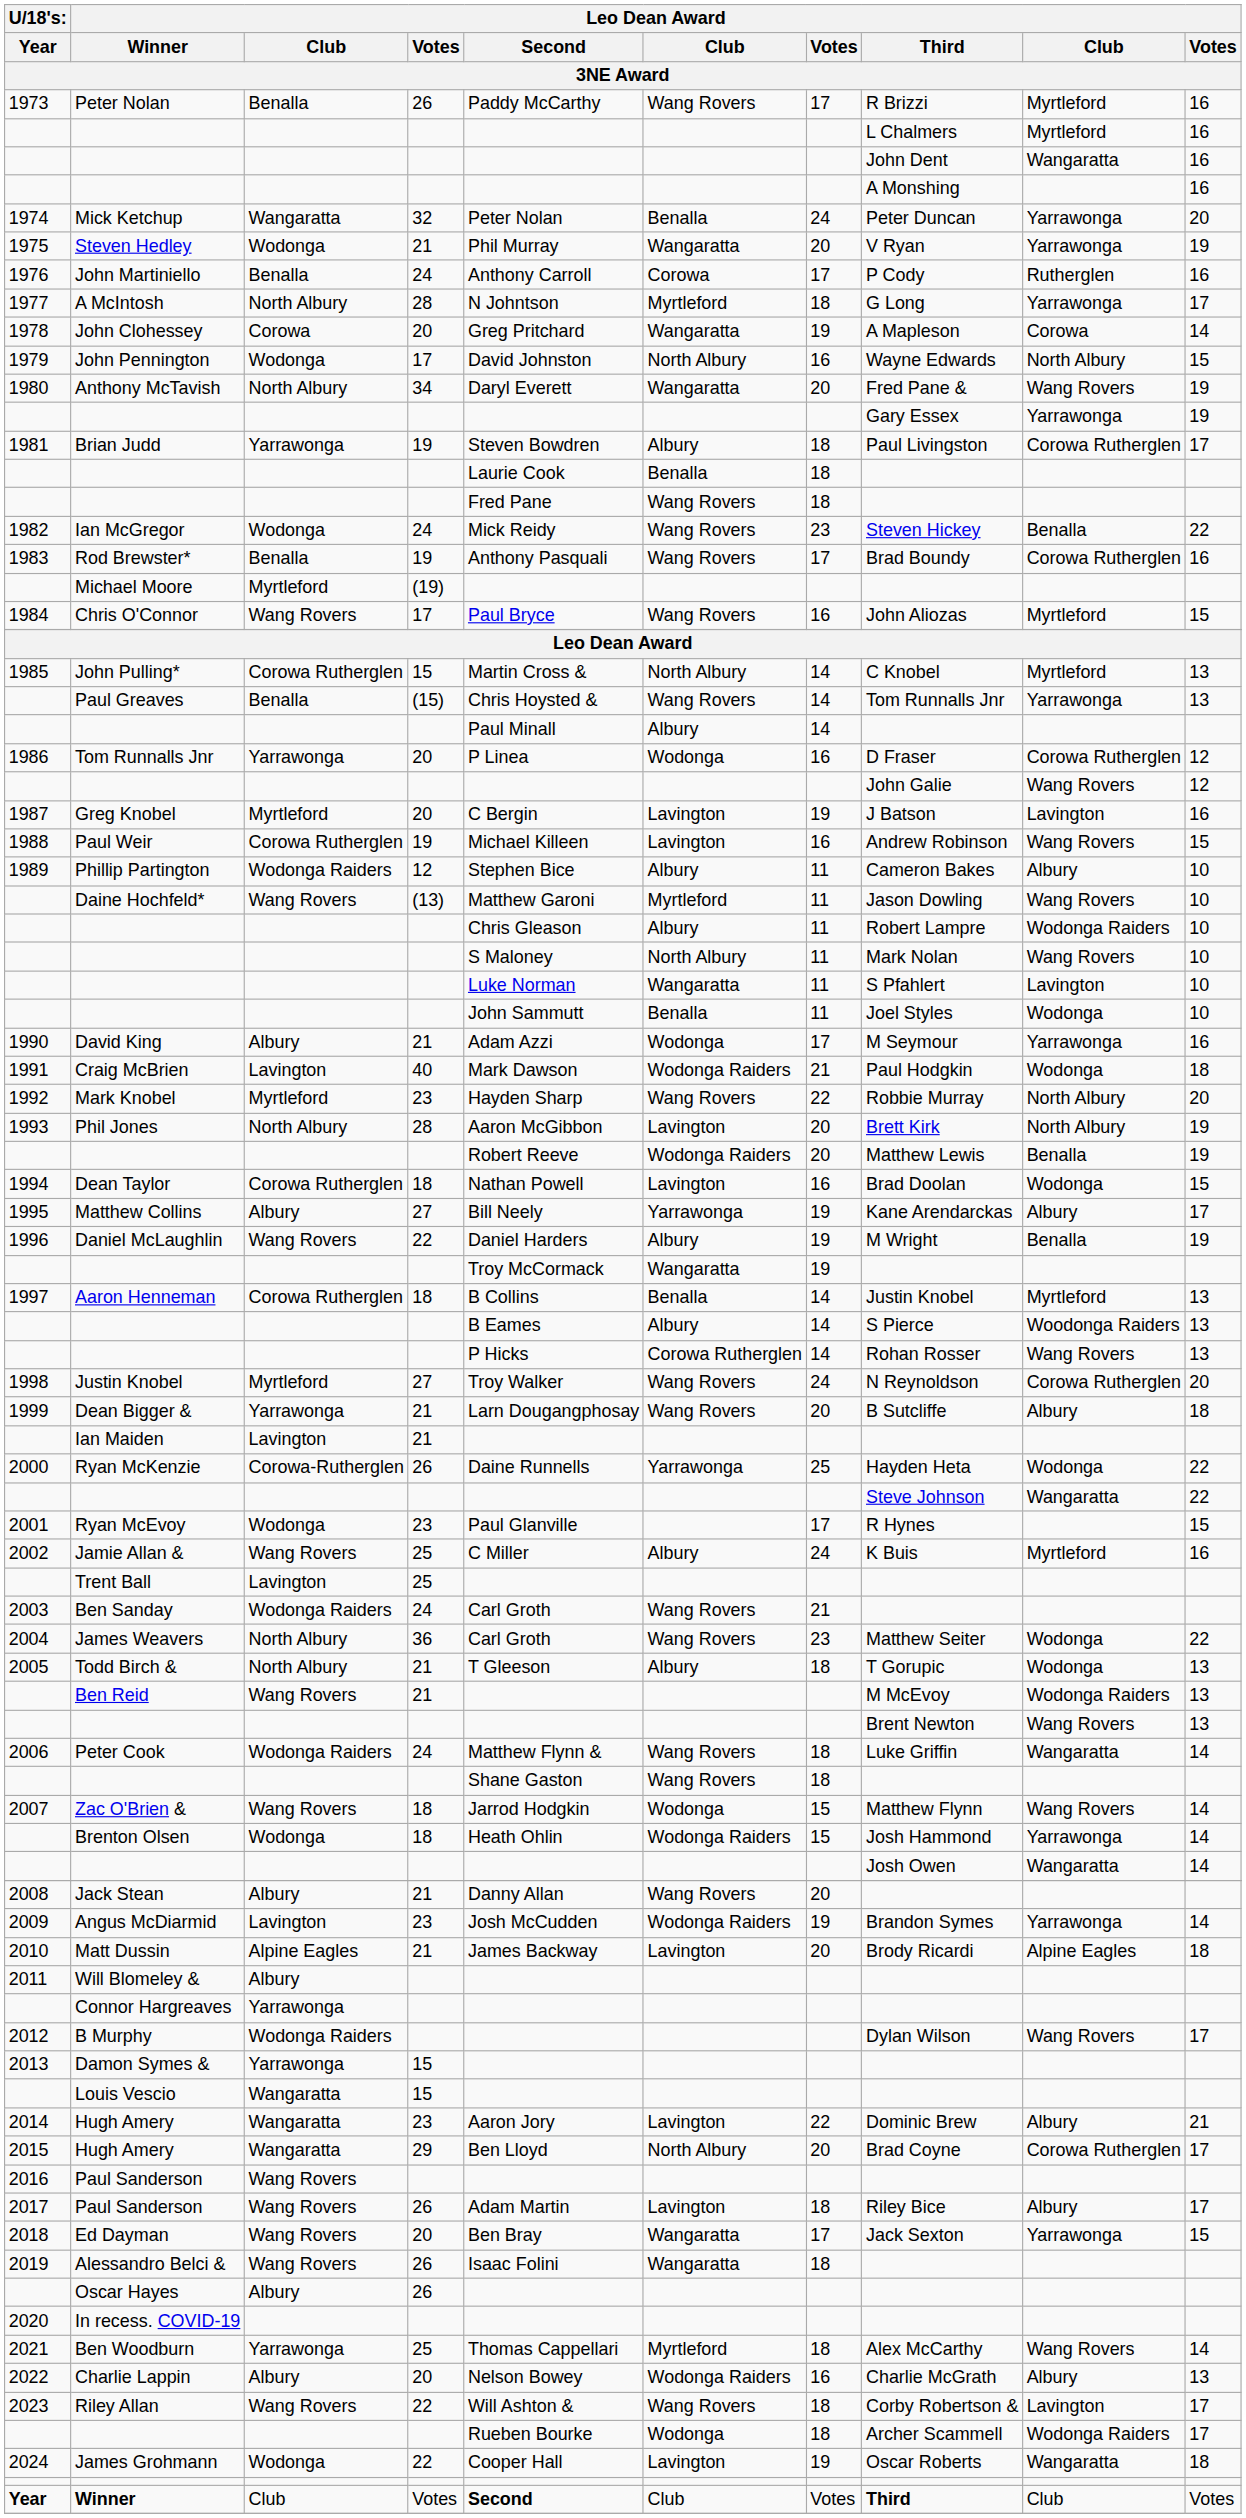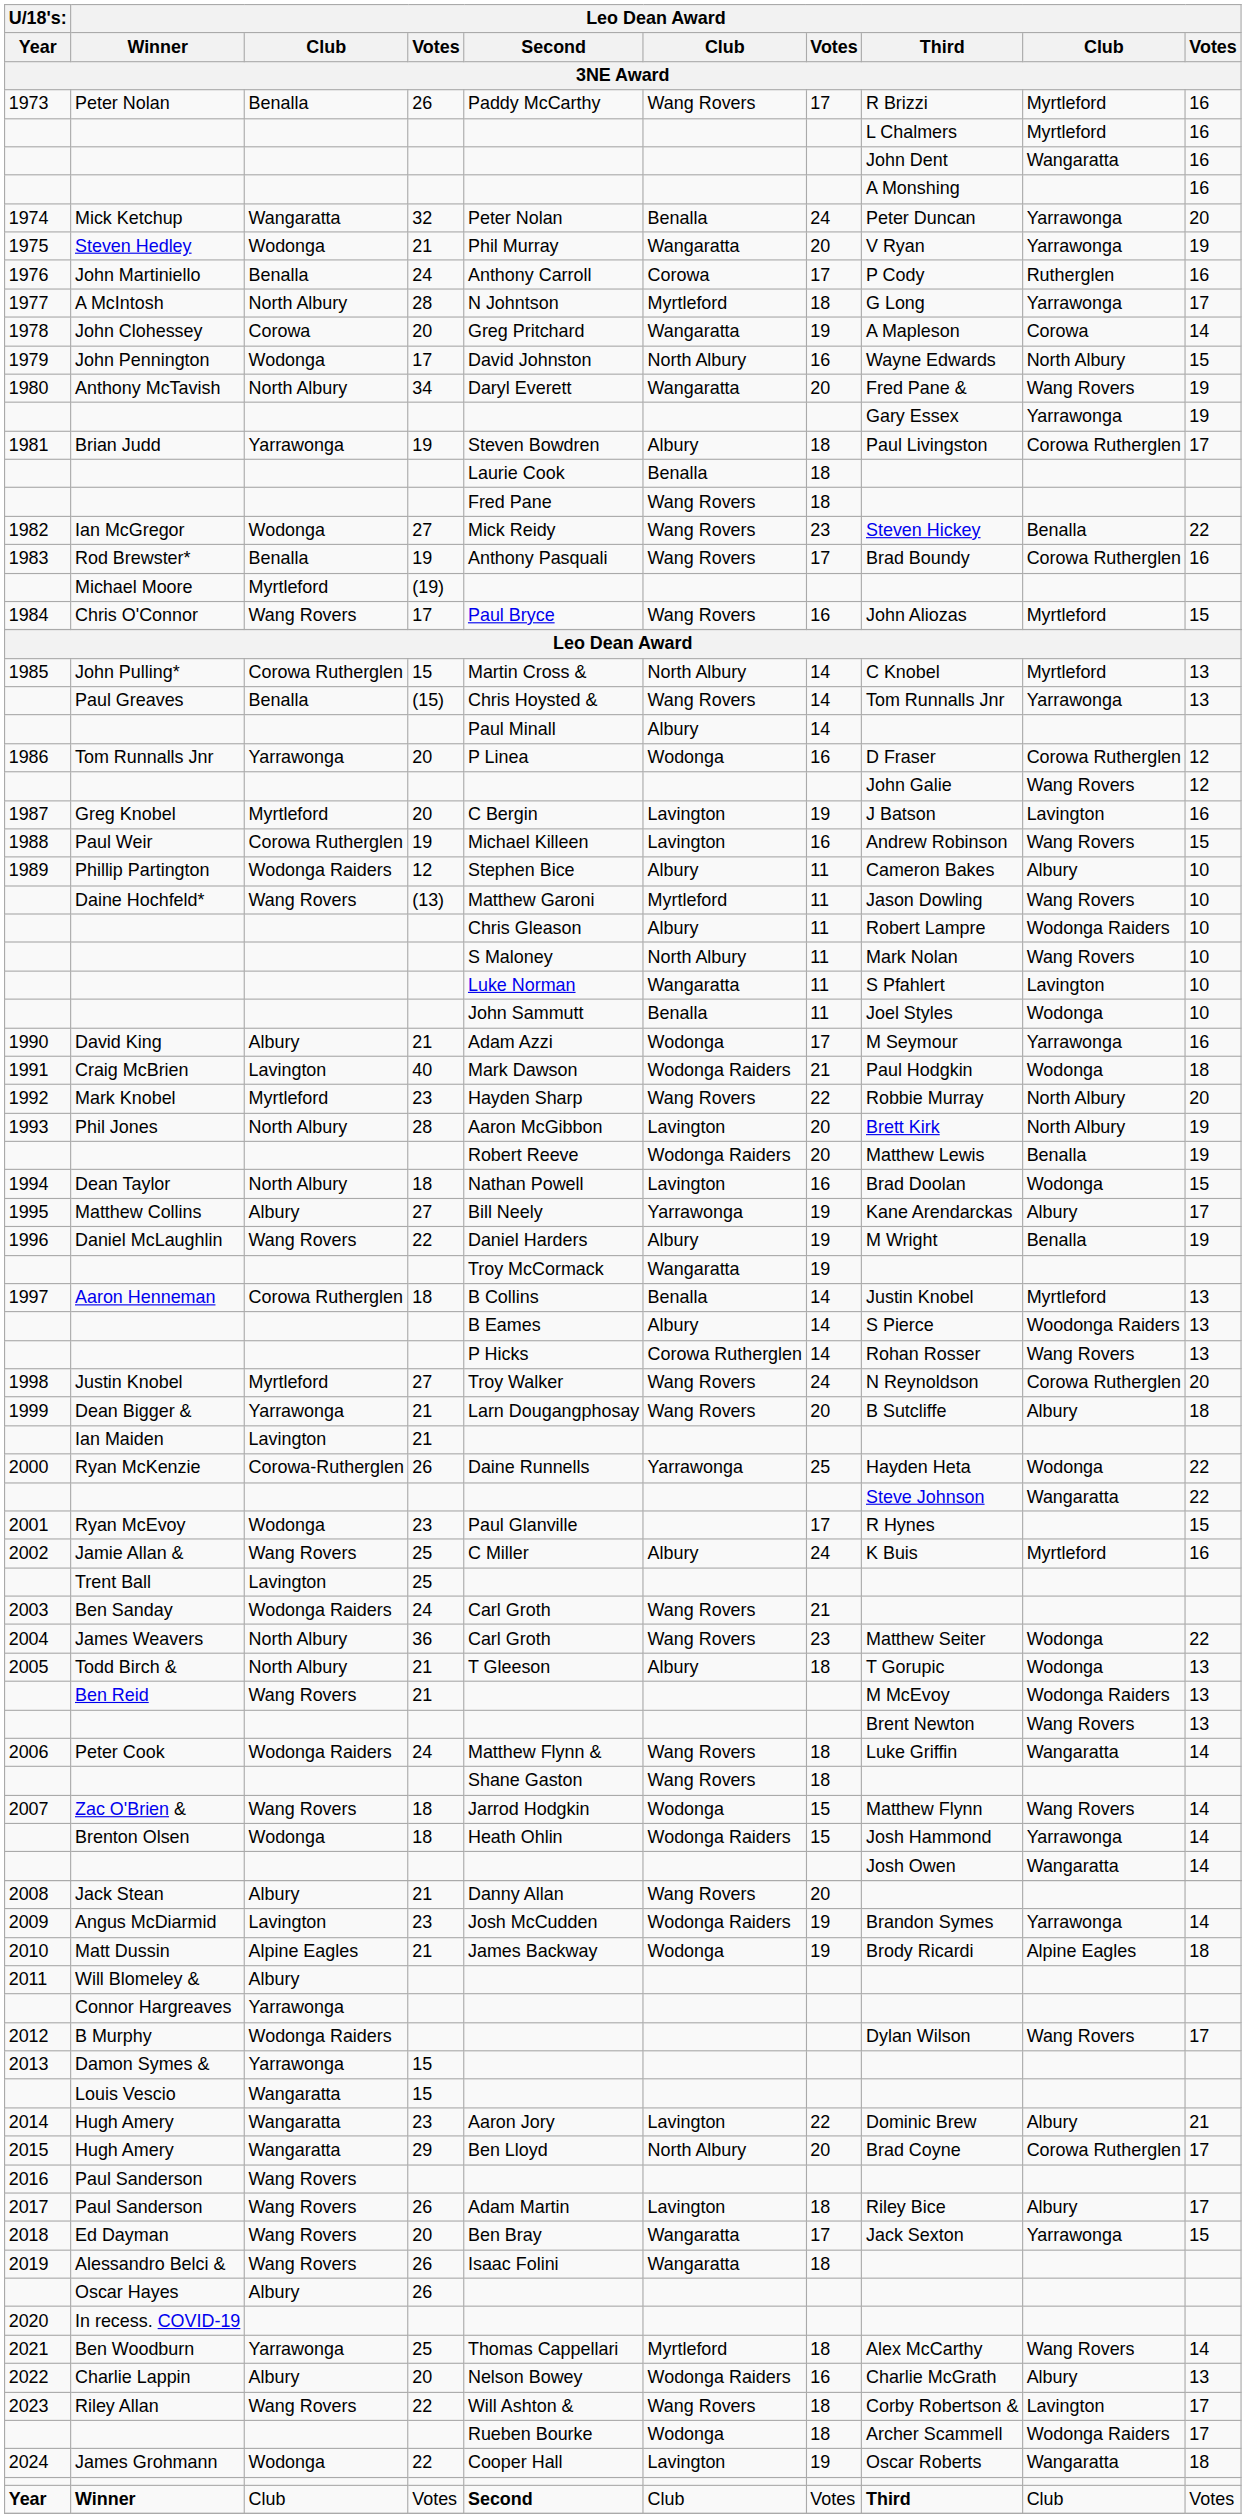(422, 530) 24 -> (422, 530) 27
(326, 1183) Corowa Rutherglen -> (298, 1183) North Albury
(686, 1951) Lavington -> (686, 1951) Wodonga
(820, 1951) 20 -> (820, 1951) 19
